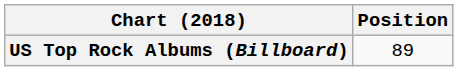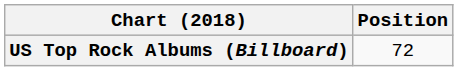(403, 51) 89 -> (403, 51) 72
